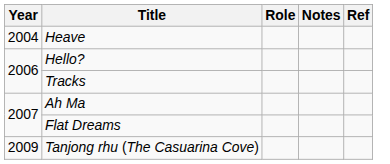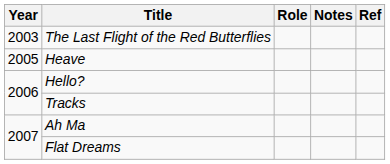+ row: (158, 37)
(23, 37) 2004 -> (23, 59) 2005
- row: (152, 147)
